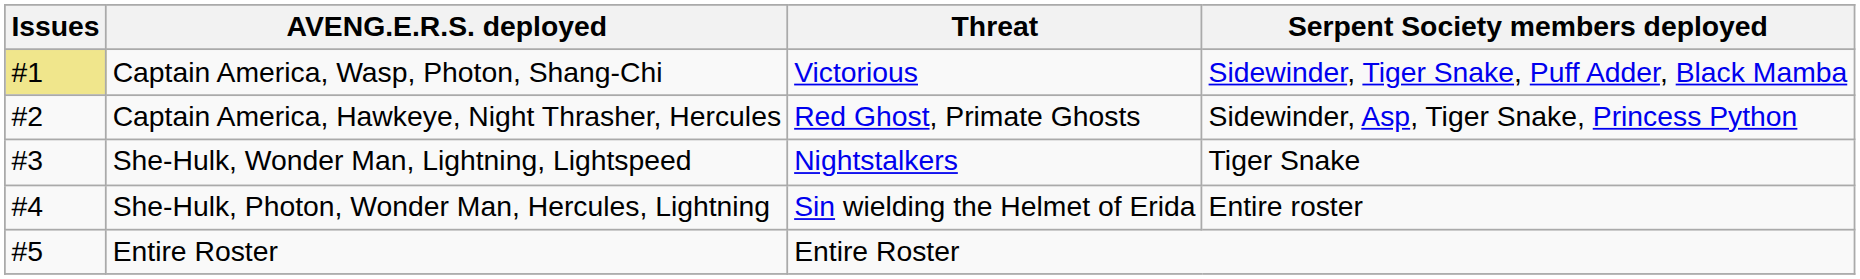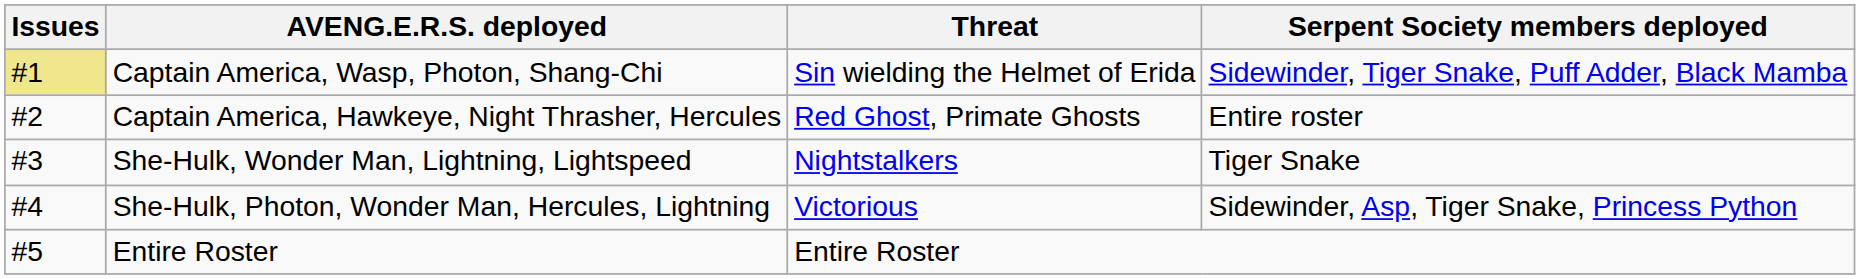(856, 71) Victorious -> (995, 71) Sin wielding the Helmet of Erida
(1503, 116) Sidewinder, Asp, Tiger Snake, Princess Python -> (1286, 116) Entire roster
(995, 206) Sin wielding the Helmet of Erida -> (856, 206) Victorious
(1286, 206) Entire roster -> (1503, 206) Sidewinder, Asp, Tiger Snake, Princess Python
